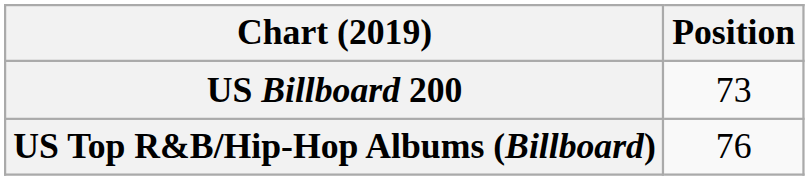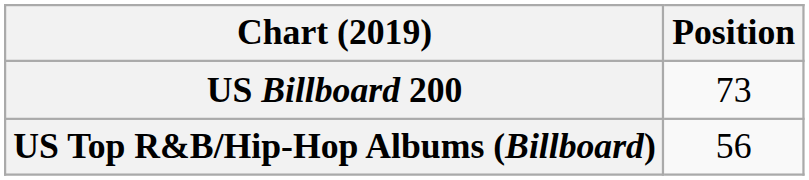(734, 145) 76 -> (734, 145) 56
